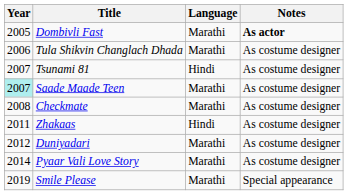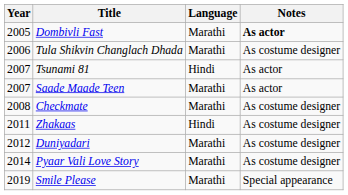(292, 69) As costume designer -> (262, 69) As actor
(19, 87) paleturquoise background -> (19, 87) no background
(292, 87) As costume designer -> (262, 87) As actor
